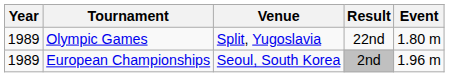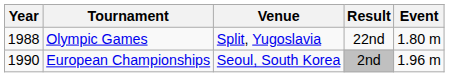(24, 39) 1989 -> (24, 39) 1988
(24, 61) 1989 -> (24, 61) 1990
